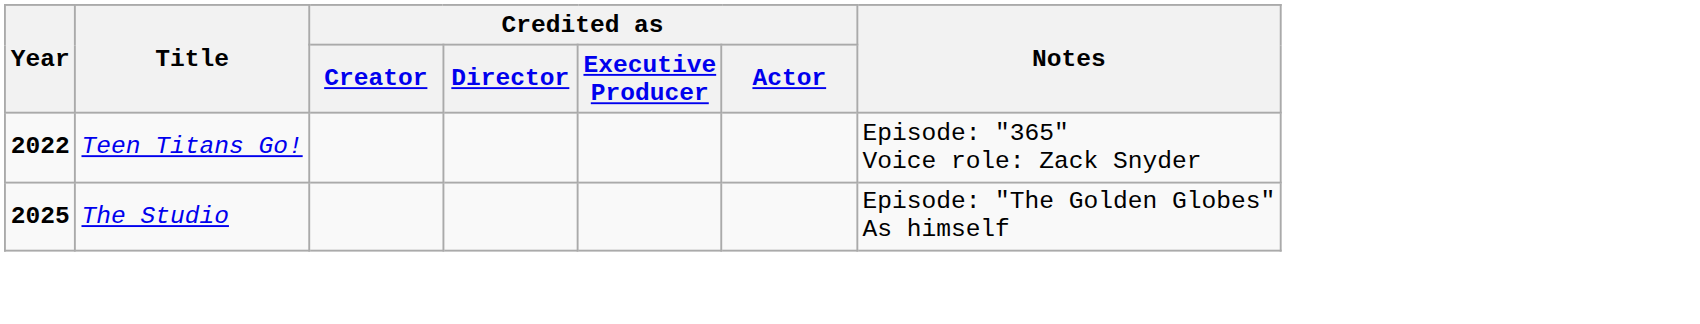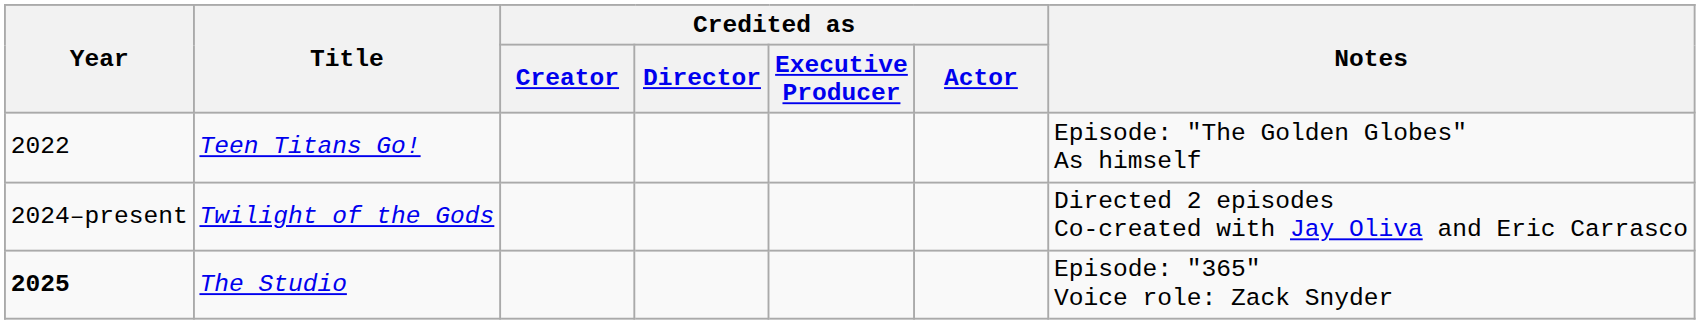(40, 148) bold -> (40, 148) normal
(1032, 148) Episode: "365" Voice role: Zack Snyder -> (1260, 148) Episode: "The Golden Globes" As himself
+ row: (347, 216)
(1069, 216) Episode: "The Golden Globes" As himself -> (1224, 284) Episode: "365" Voice role: Zack Snyder
